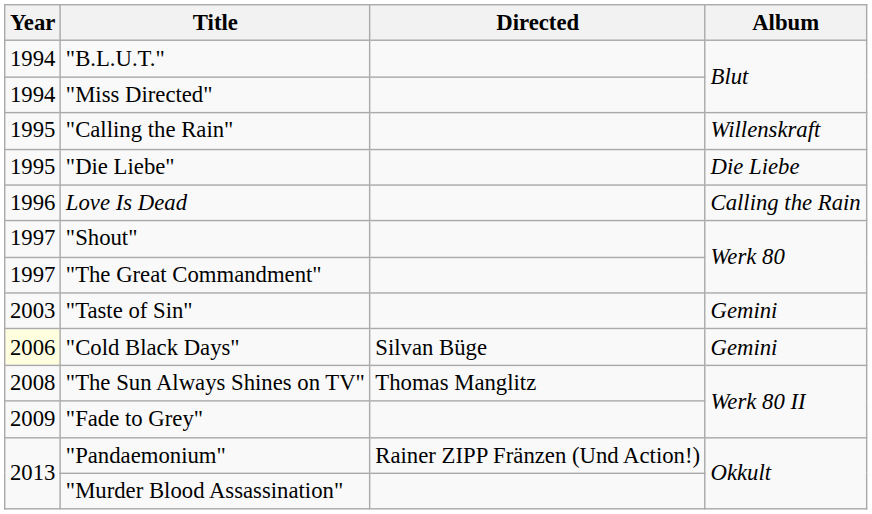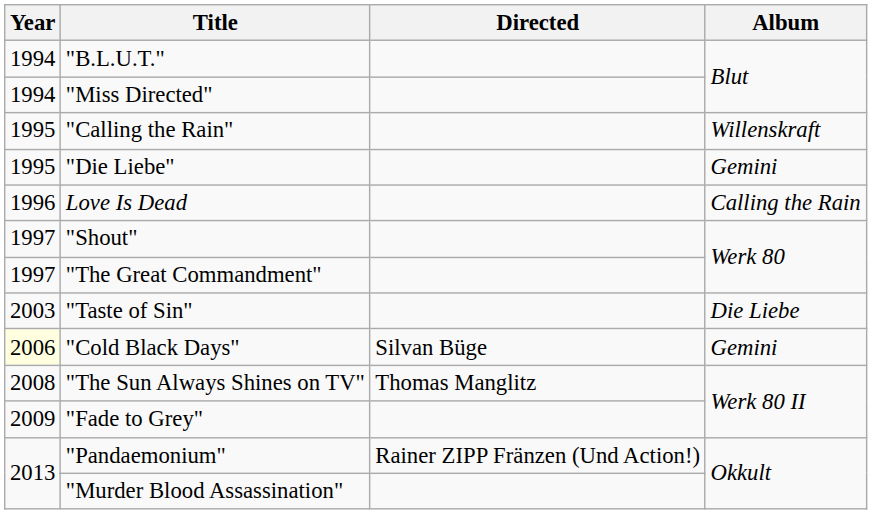(755, 166) Die Liebe -> (744, 166) Gemini
(744, 310) Gemini -> (755, 310) Die Liebe
